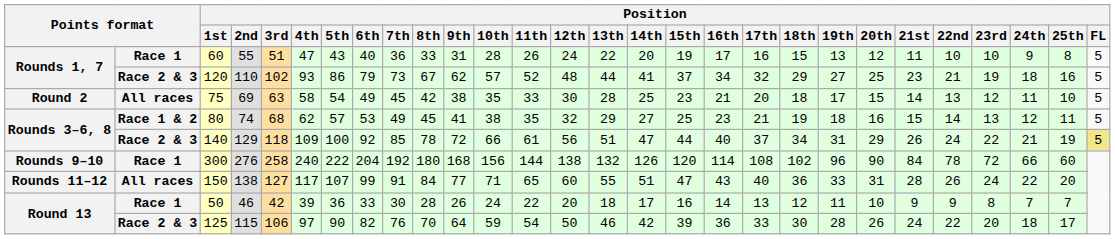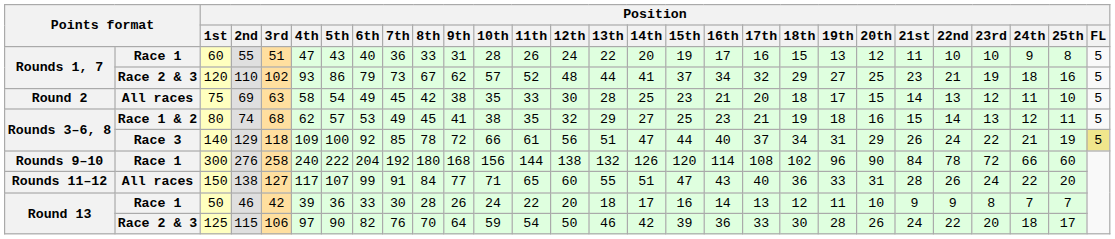(158, 140) Race 2 & 3 -> (158, 140) Race 3
